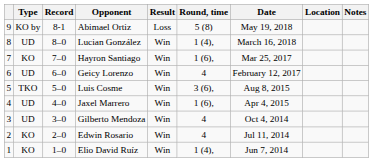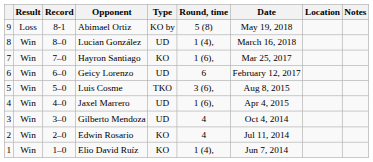columns swapped: (162, 12) <-> (28, 12)
(204, 73) 4 -> (204, 73) 6
